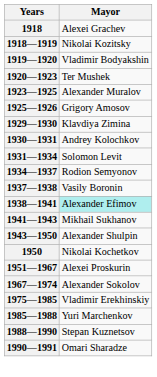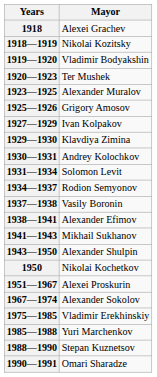+ row: (32, 124)
(99, 204) paleturquoise background -> (99, 220) no background
